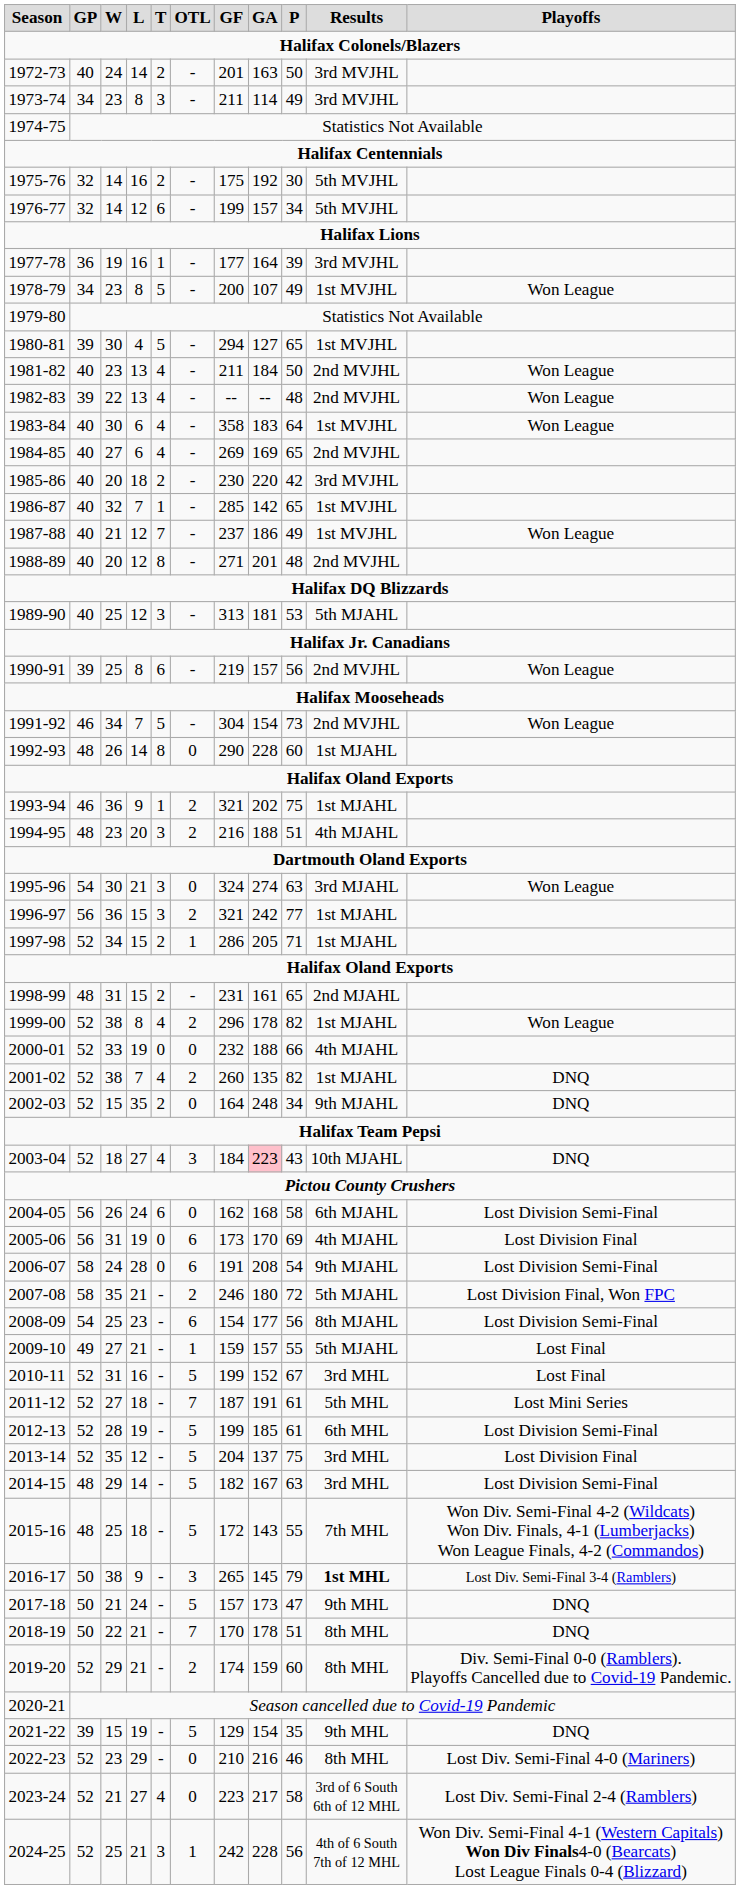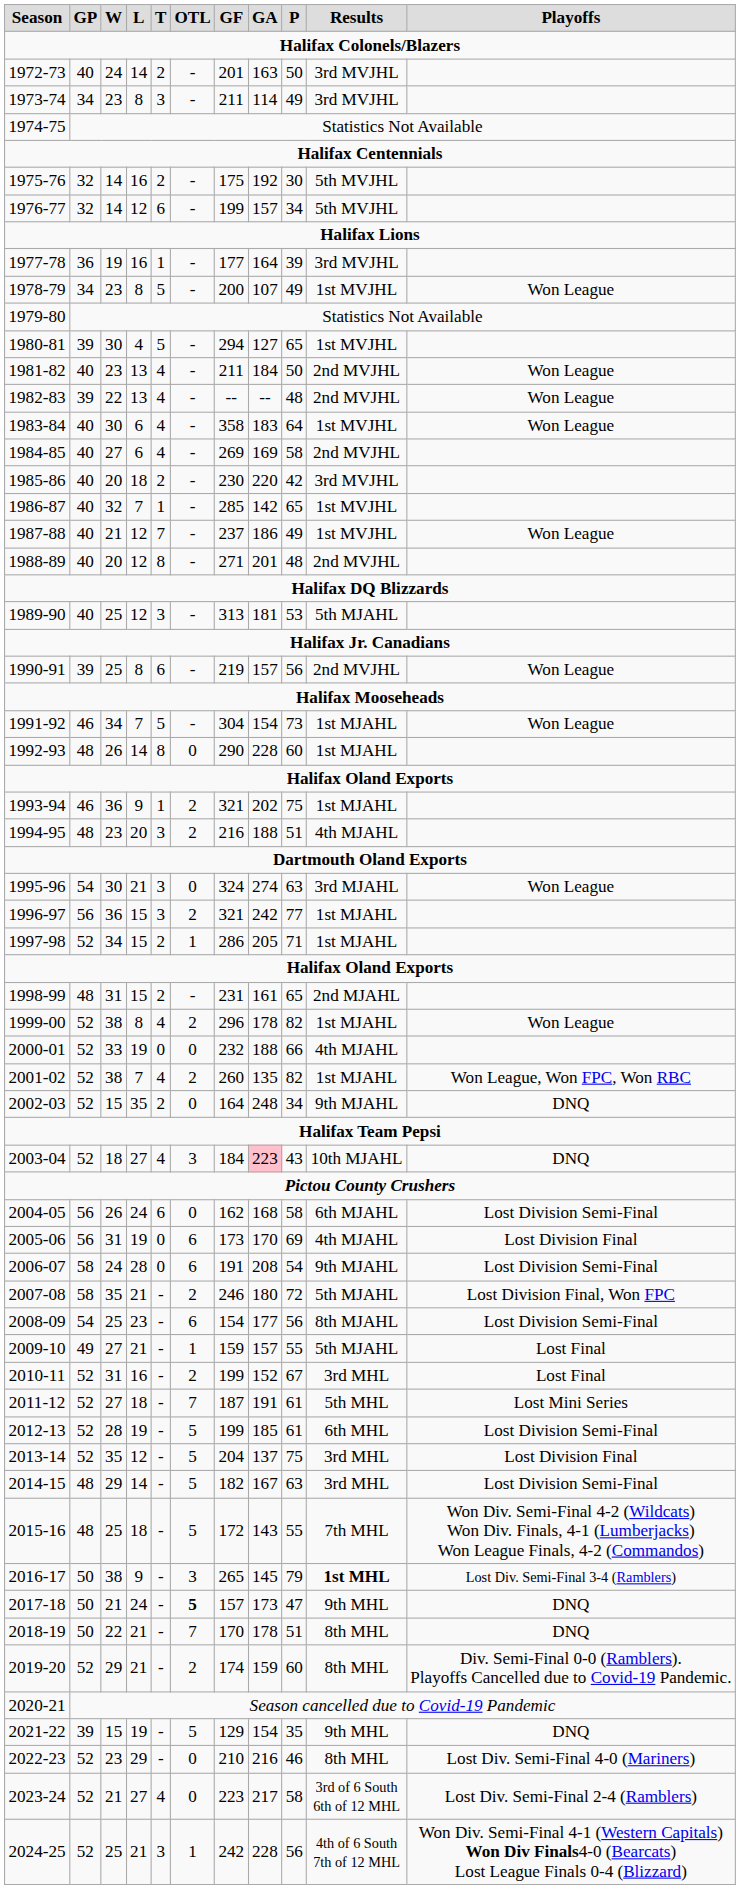(294, 452) 65 -> (294, 452) 58
(357, 724) 2nd MVJHL -> (357, 724) 1st MJAHL
(571, 1076) DNQ -> (571, 1076) Won League, Won FPC, Won RBC
(193, 1375) 5 -> (193, 1375) 2
(193, 1604) normal -> (193, 1604) bold
